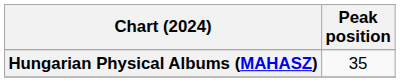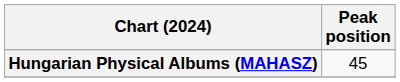(358, 63) 35 -> (358, 63) 45
